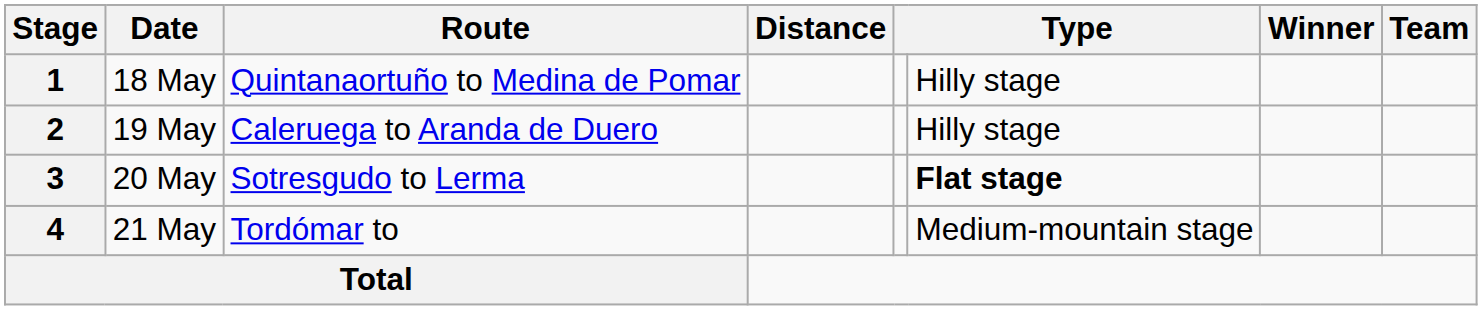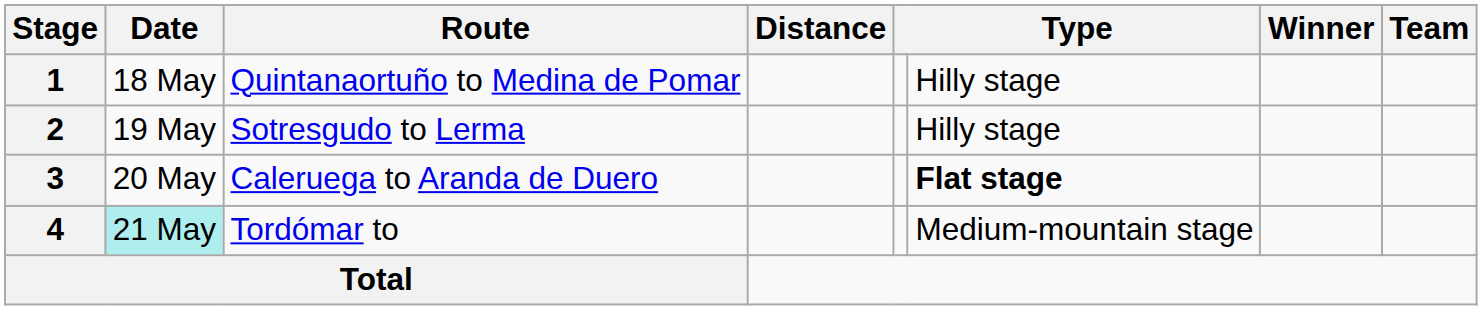(444, 129) Caleruega to Aranda de Duero -> (378, 129) Sotresgudo to Lerma
(378, 179) Sotresgudo to Lerma -> (444, 179) Caleruega to Aranda de Duero
(164, 229) no background -> (164, 229) paleturquoise background
